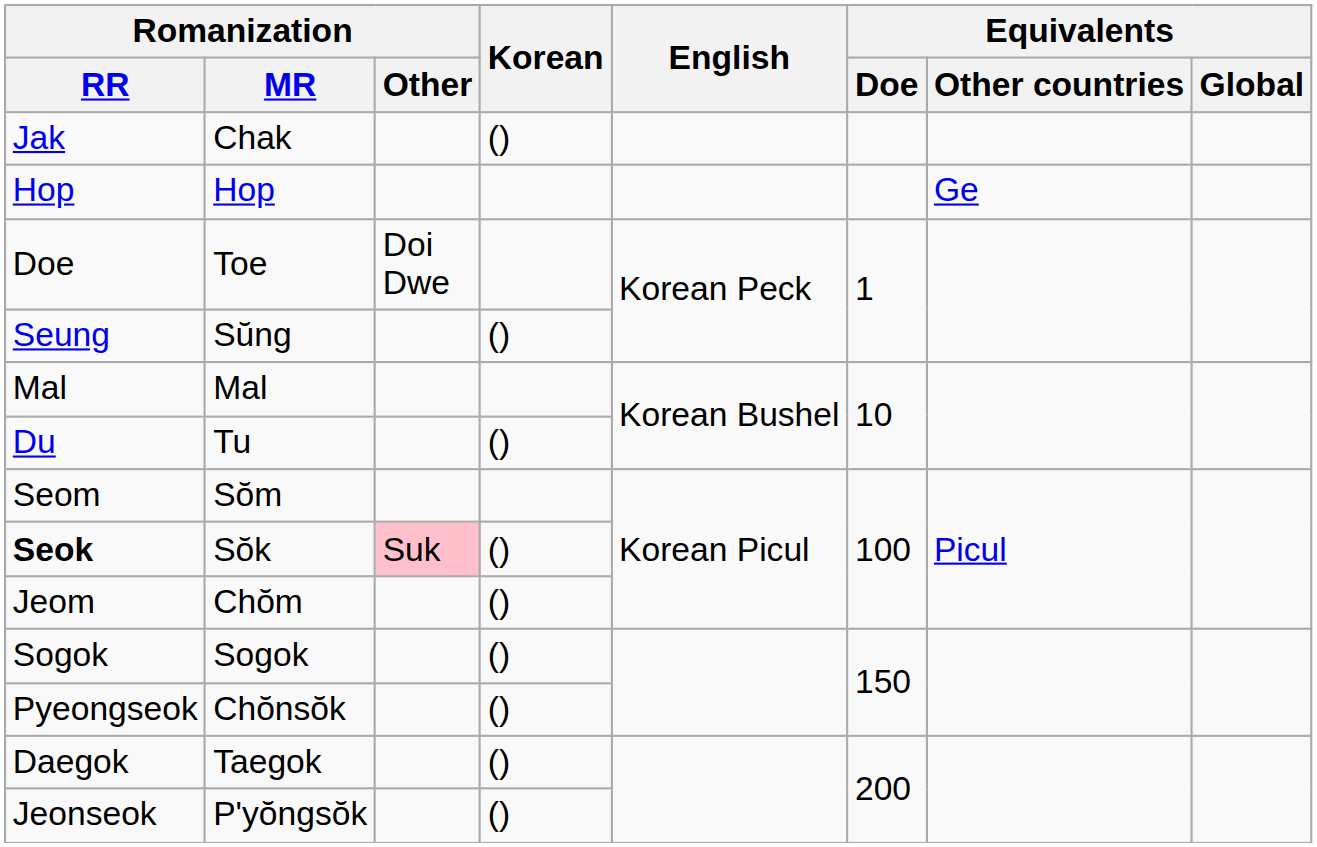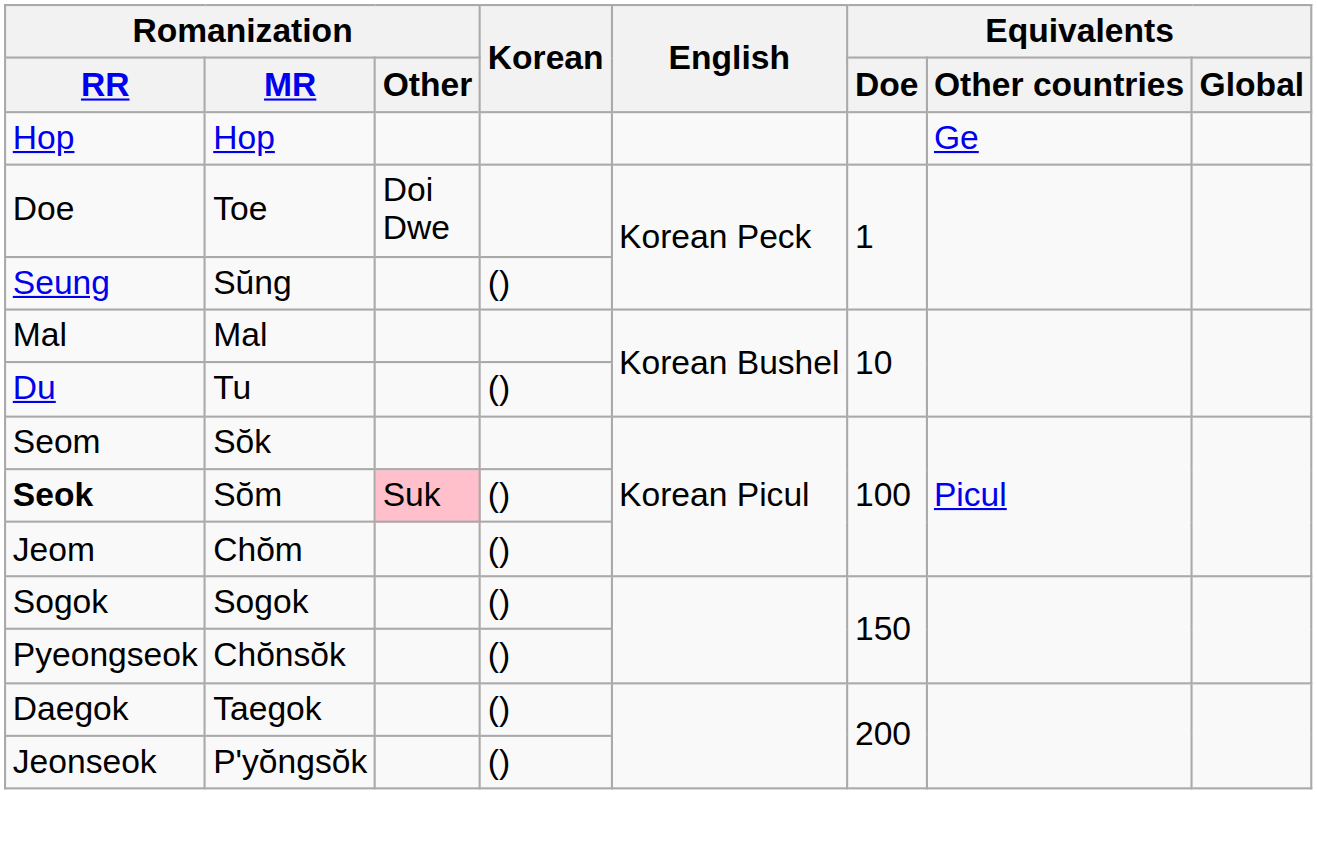- row: (39, 137)
(248, 495) Sŏm -> (242, 441) Sŏk
(242, 548) Sŏk -> (248, 495) Sŏm
